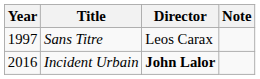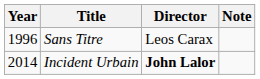(23, 39) 1997 -> (23, 39) 1996
(23, 62) 2016 -> (23, 62) 2014
